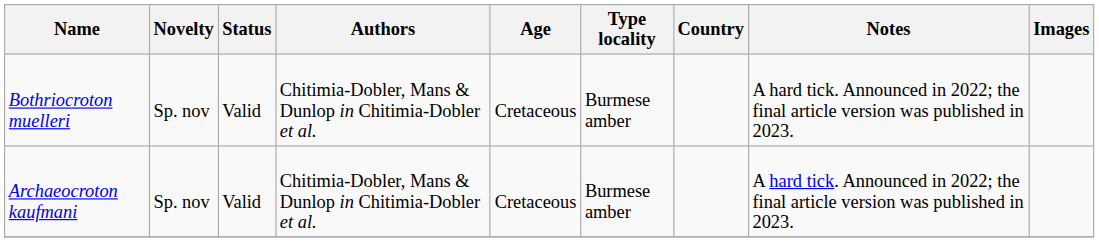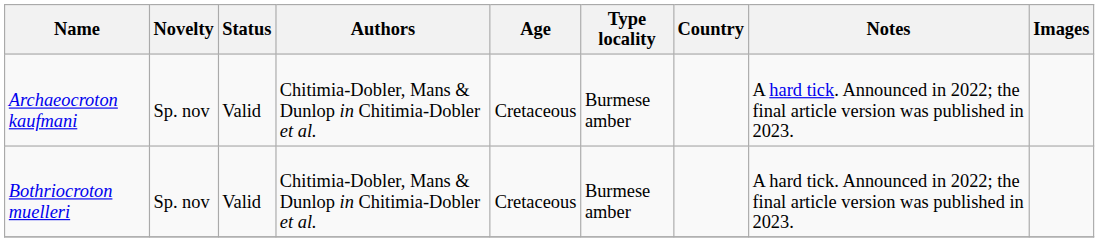rows swapped: (63, 201) <-> (61, 110)
